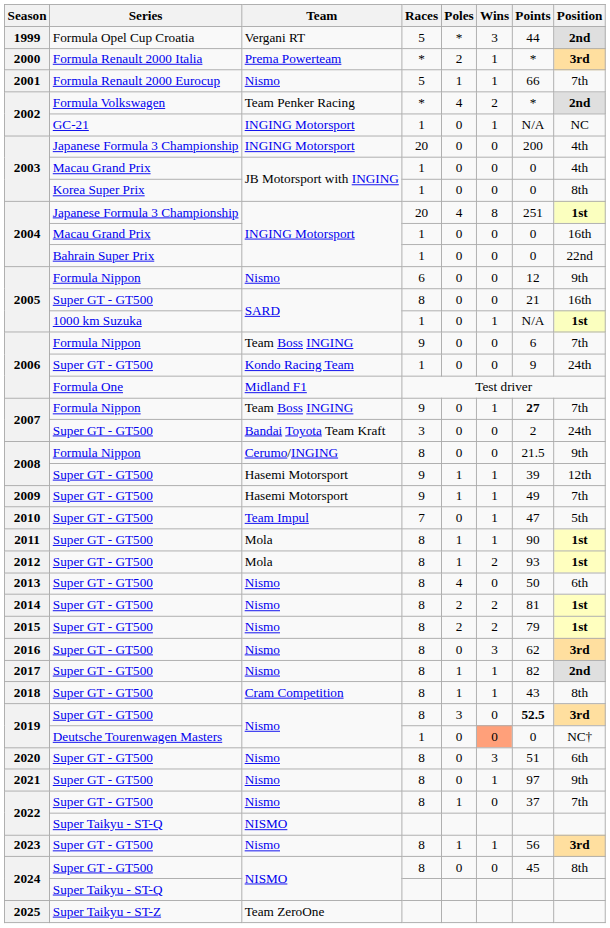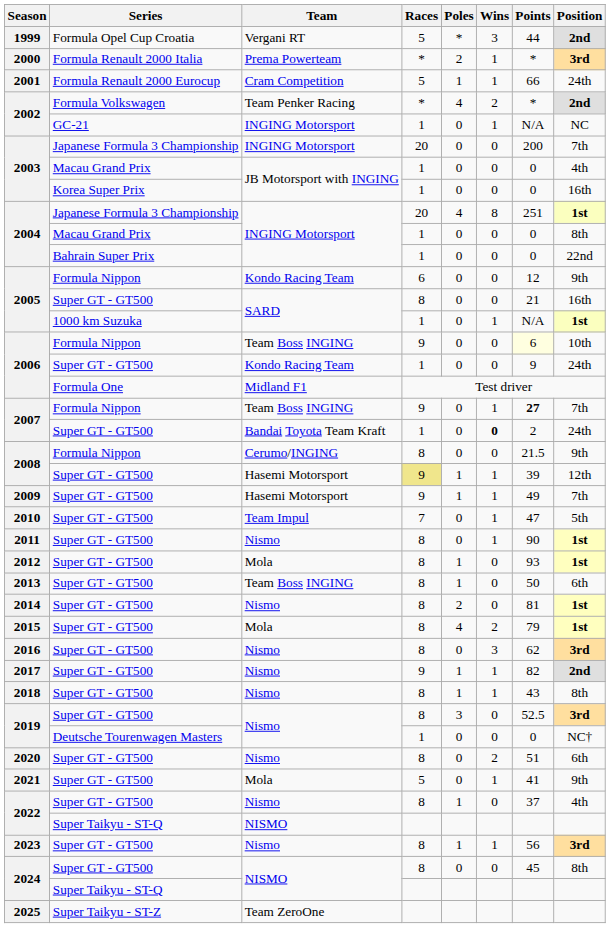(262, 81) Nismo -> (294, 81) Cram Competition
(580, 81) 7th -> (580, 81) 24th
(580, 146) 4th -> (580, 146) 7th
(580, 190) 8th -> (580, 190) 16th
(580, 234) 16th -> (580, 234) 8th
(262, 278) Nismo -> (299, 278) Kondo Racing Team
(533, 343) no background -> (533, 343) lightyellow background
(580, 343) 7th -> (580, 343) 10th
(422, 430) 3 -> (422, 430) 1
(495, 430) normal -> (495, 430) bold
(422, 474) no background -> (422, 474) khaki background
(259, 540) Mola -> (262, 540) Nismo
(459, 540) 1 -> (459, 540) 0
(495, 562) 2 -> (495, 562) 0
(262, 583) Nismo -> (299, 583) Team Boss INGING
(459, 583) 4 -> (459, 583) 1
(495, 605) 2 -> (495, 605) 0
(262, 627) Nismo -> (259, 627) Mola
(459, 627) 2 -> (459, 627) 4
(422, 671) 8 -> (422, 671) 9
(294, 693) Cram Competition -> (262, 693) Nismo
(533, 715) bold -> (533, 715) normal
(495, 736) lightsalmon background -> (495, 736) no background
(495, 758) 3 -> (495, 758) 2
(262, 780) Nismo -> (259, 780) Mola
(422, 780) 8 -> (422, 780) 5
(533, 780) 97 -> (533, 780) 41
(580, 802) 7th -> (580, 802) 4th
